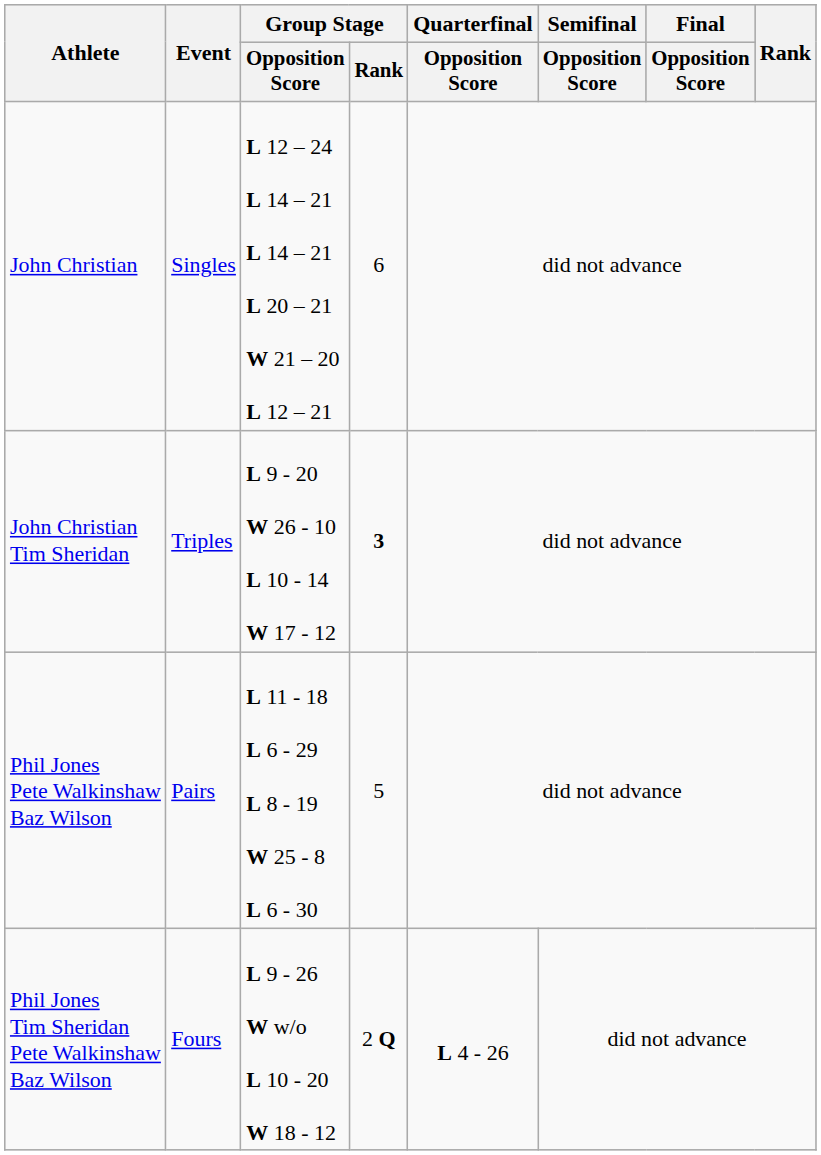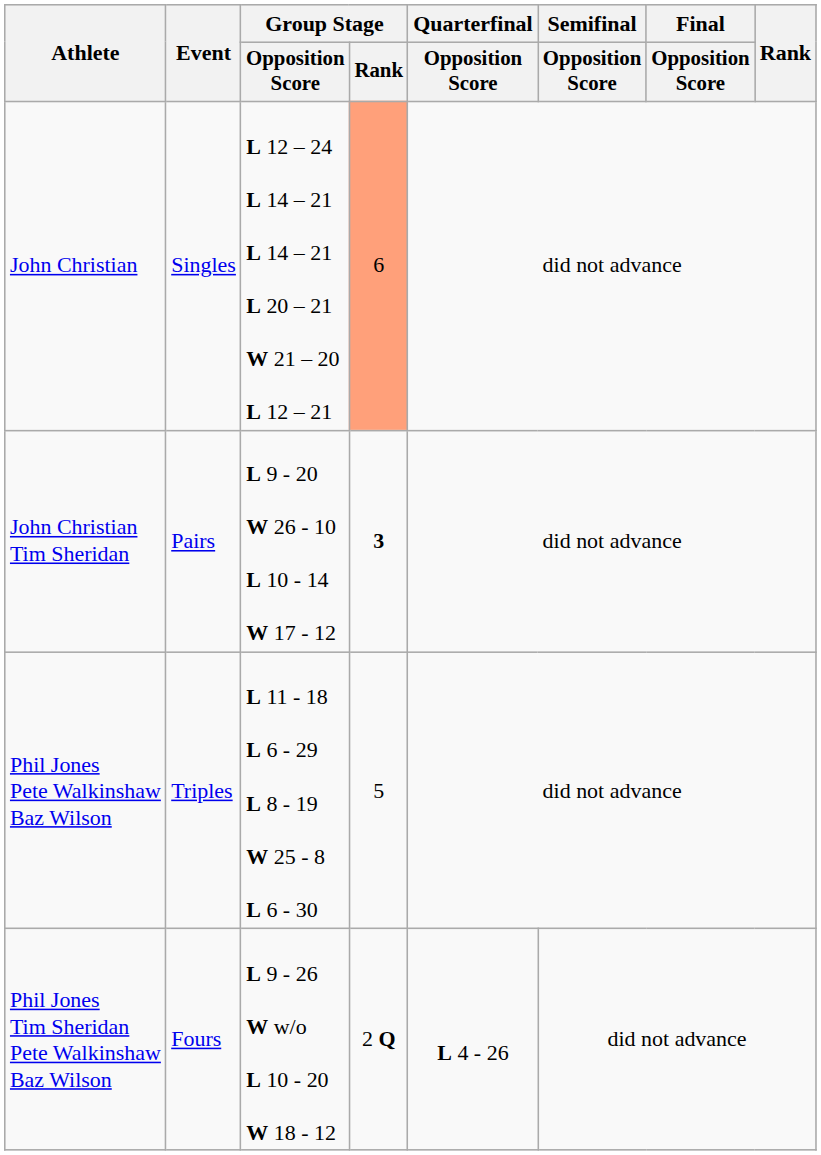(379, 265) no background -> (379, 265) lightsalmon background
(202, 541) Triples -> (193, 541) Pairs
(193, 790) Pairs -> (202, 790) Triples
